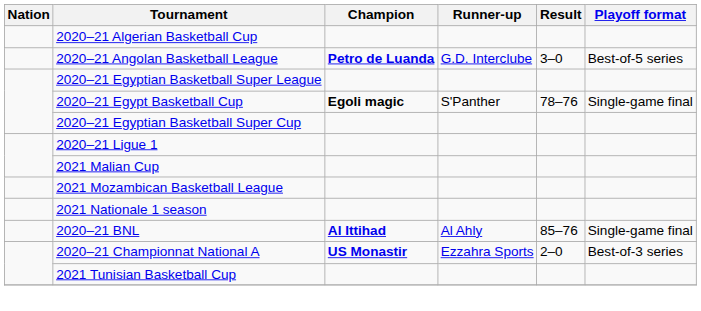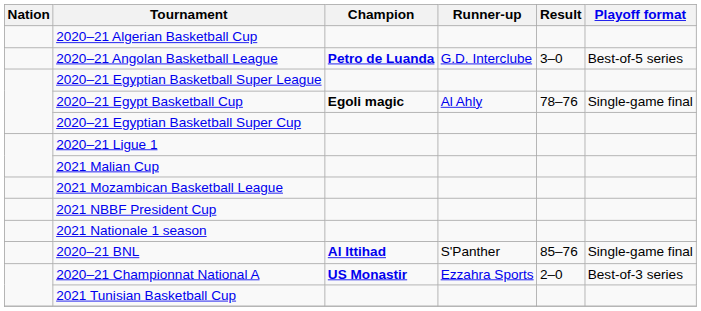(470, 101) S'Panther -> (461, 101) Al Ahly
+ row: (136, 209)
(461, 230) Al Ahly -> (470, 252) S'Panther
